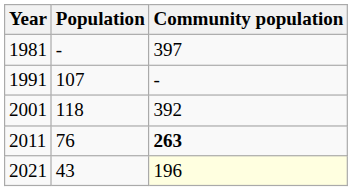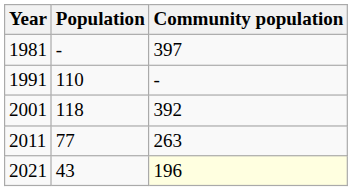(70, 79) 107 -> (70, 79) 110
(65, 140) 76 -> (65, 140) 77
(168, 140) bold -> (168, 140) normal
